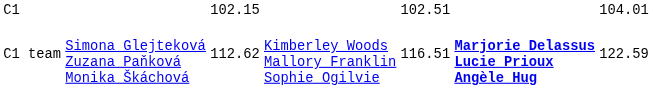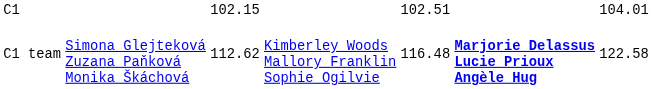(425, 54) 116.51 -> (425, 54) 116.48
(624, 54) 122.59 -> (624, 54) 122.58
